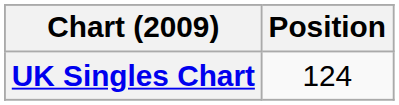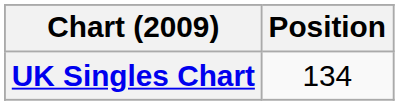(327, 75) 124 -> (327, 75) 134
